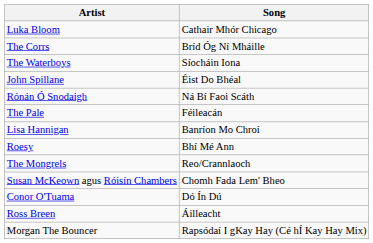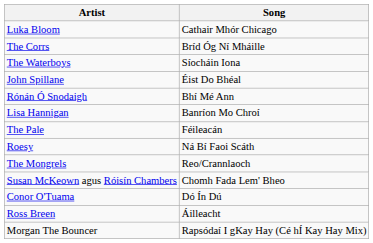(218, 96) Ná Bí Faoi Scáth -> (208, 96) Bhí Mé Ann
rows swapped: (25, 113) <-> (38, 130)
(208, 146) Bhí Mé Ann -> (218, 146) Ná Bí Faoi Scáth
